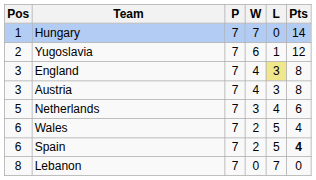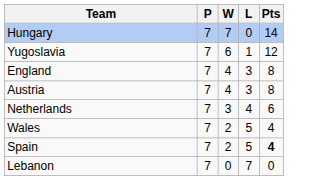- column: (18, 14)
(276, 71) khaki background -> (249, 71) no background
